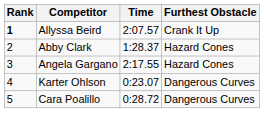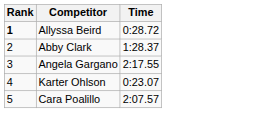- column: (210, 13)
(141, 30) 2:07.57 -> (141, 30) 0:28.72
(141, 99) 0:28.72 -> (141, 99) 2:07.57
